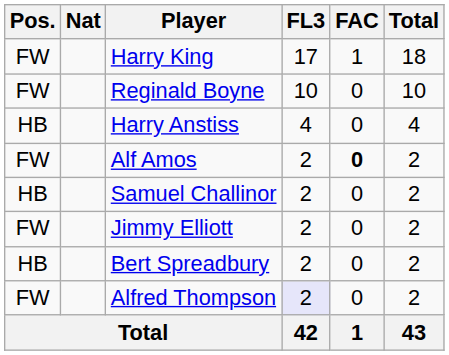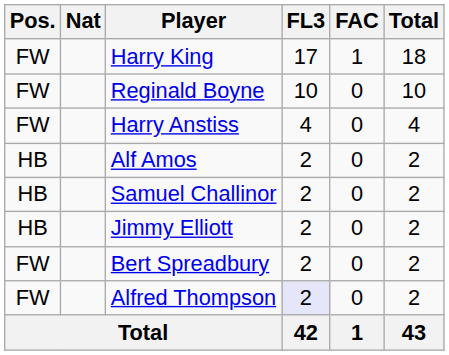(33, 125) HB -> (33, 125) FW
(33, 159) FW -> (33, 159) HB
(357, 159) bold -> (357, 159) normal
(33, 228) FW -> (33, 228) HB
(33, 263) HB -> (33, 263) FW
